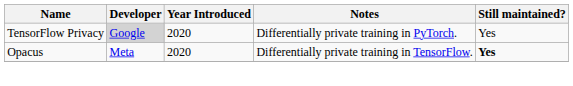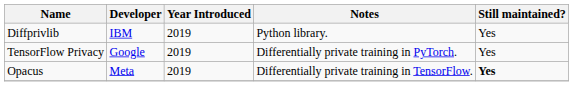+ row: (33, 33)
(127, 33) lightgrey background -> (127, 52) no background
(179, 33) 2020 -> (179, 52) 2019
(179, 52) 2020 -> (179, 71) 2019
